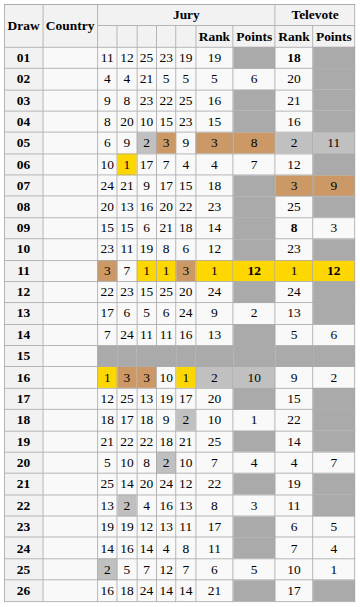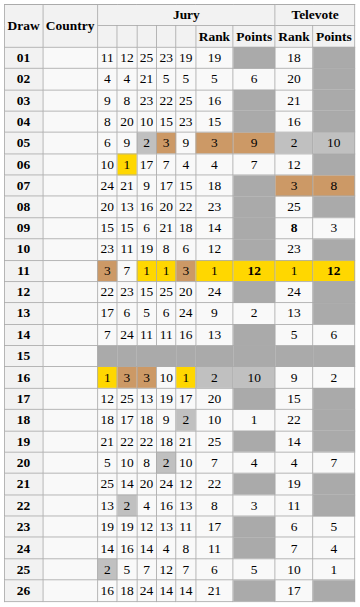(294, 57) bold -> (294, 57) normal
(254, 143) 8 -> (254, 143) 9
(334, 143) 11 -> (334, 143) 10
(334, 185) 9 -> (334, 185) 8
